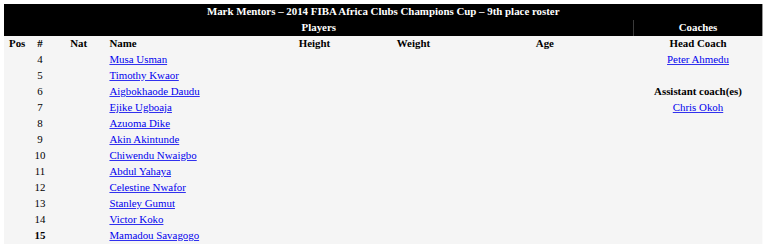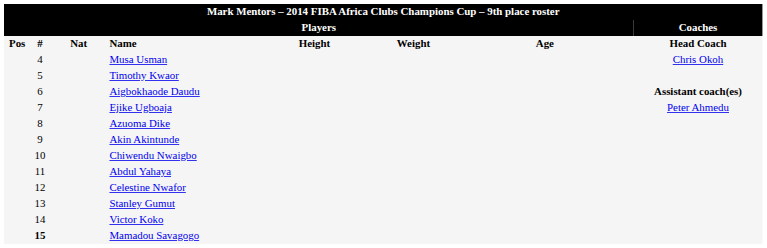(698, 60) Peter Ahmedu -> (698, 60) Chris Okoh
(698, 108) Chris Okoh -> (698, 108) Peter Ahmedu
